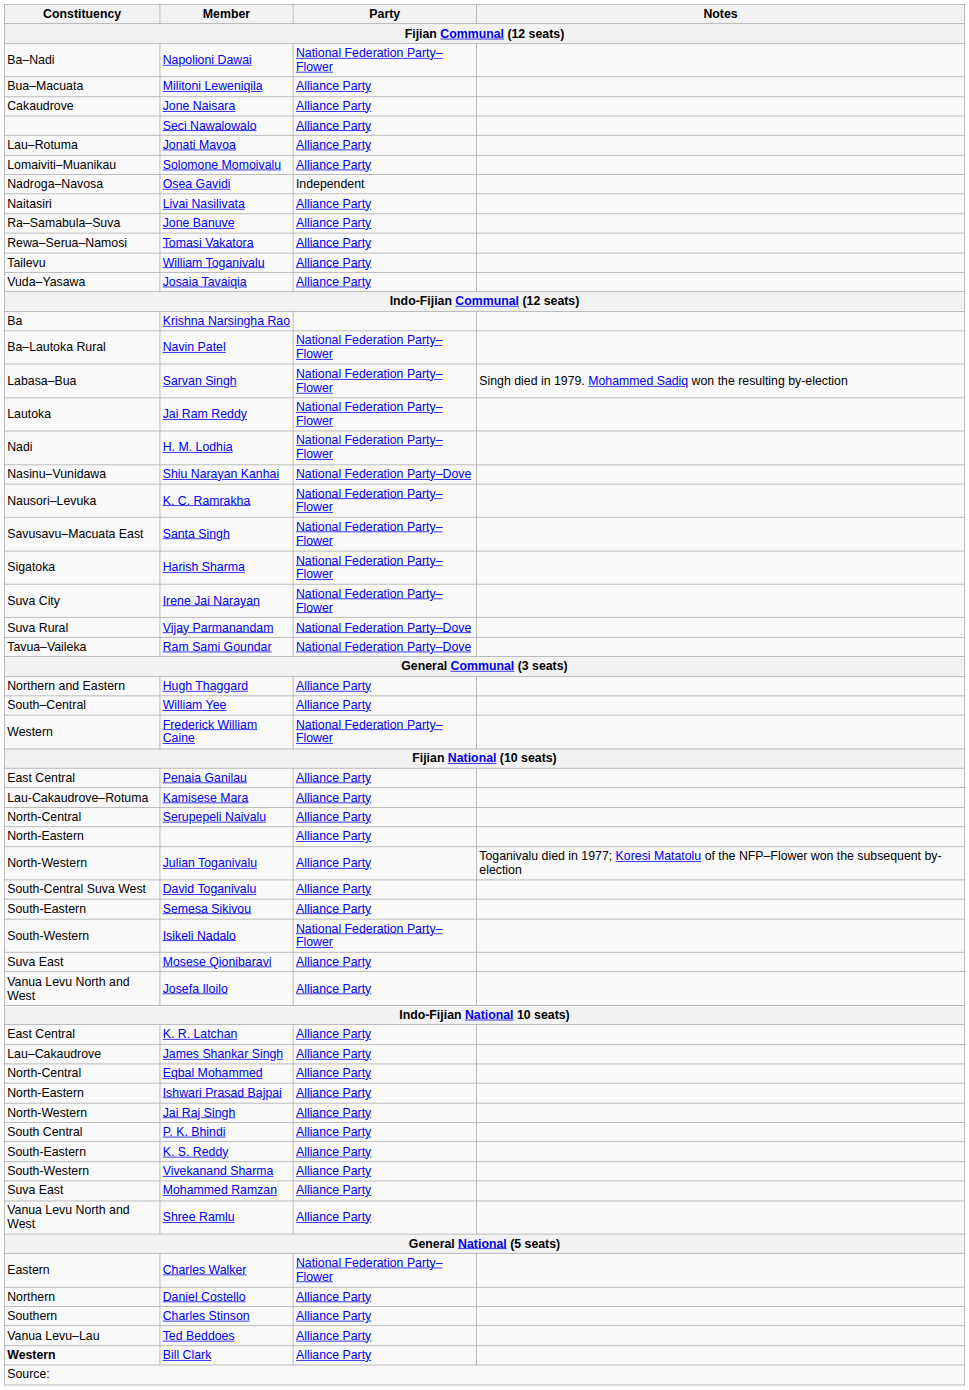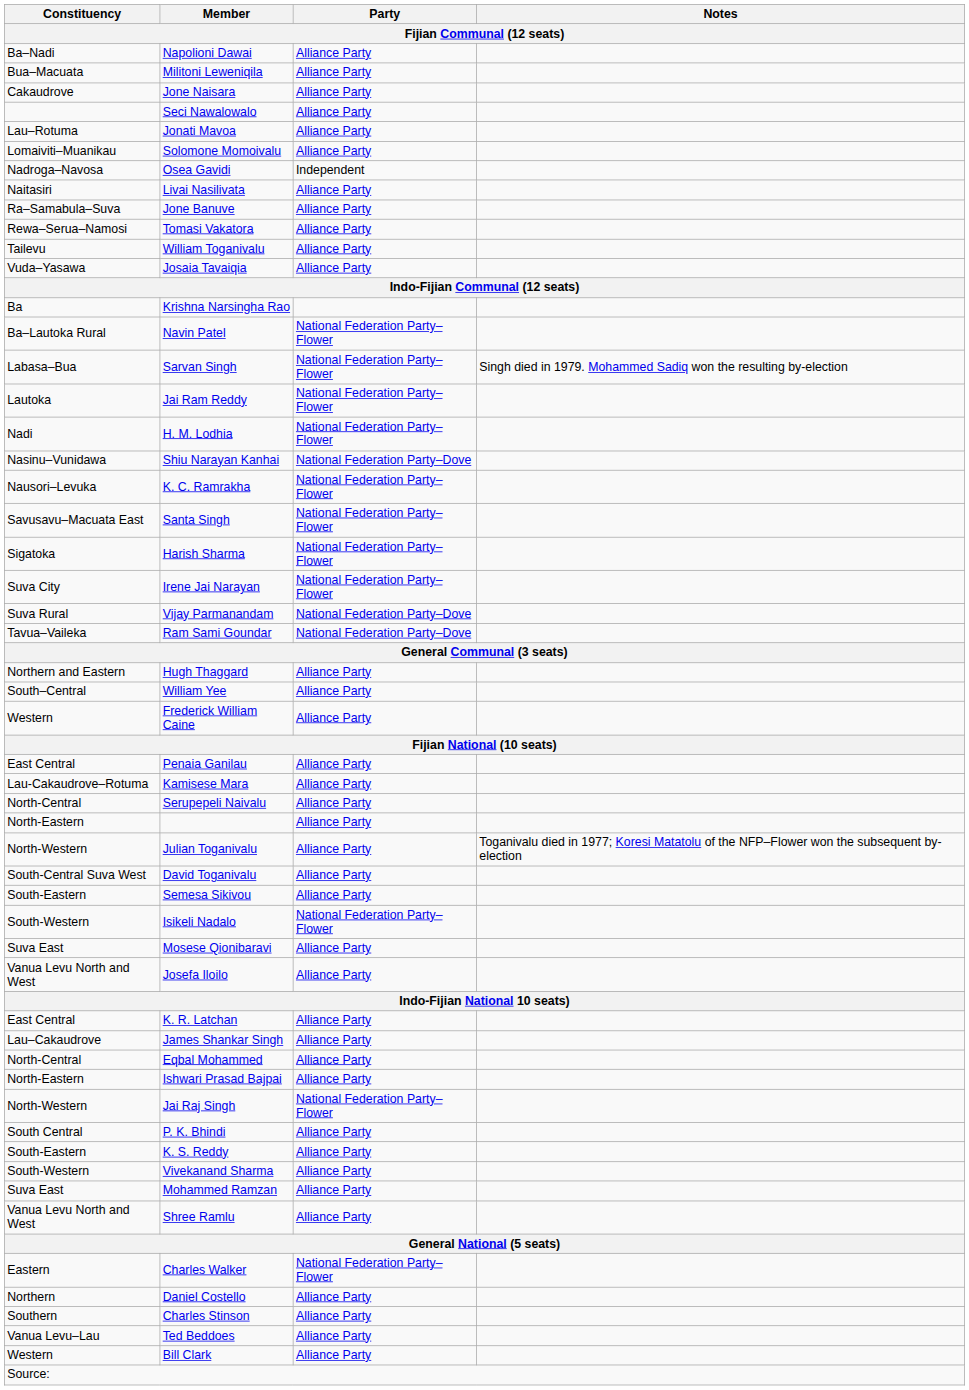(369, 60) National Federation Party–Flower -> (334, 53) Alliance Party
(369, 732) National Federation Party–Flower -> (334, 718) Alliance Party
(334, 1112) Alliance Party -> (369, 1105) National Federation Party–Flower
(31, 1355) bold -> (30, 1355) normal
